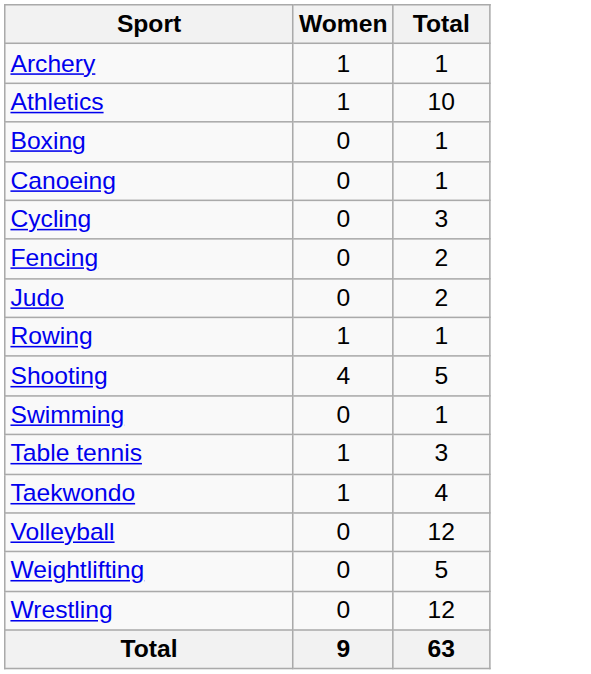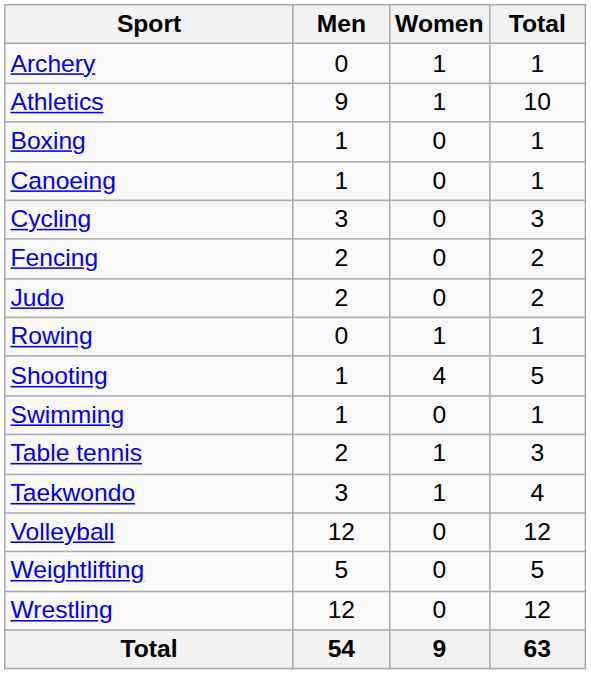+ column: (341, 24)
